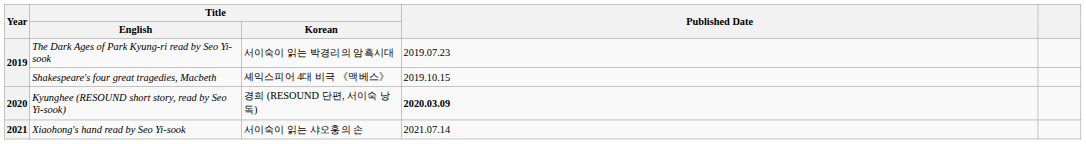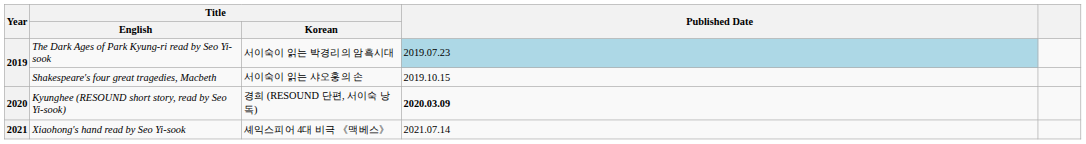(427, 53) no background -> (427, 53) lightblue background
(316, 77) 셰익스피어 4대 비극 《맥베스》 -> (304, 77) 서이숙이 읽는 샤오훙의 손
(304, 129) 서이숙이 읽는 샤오훙의 손 -> (316, 129) 셰익스피어 4대 비극 《맥베스》
